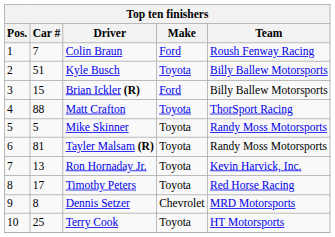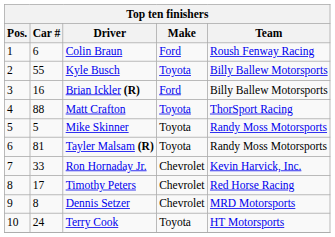(36, 52) 7 -> (36, 52) 6
(38, 71) 51 -> (38, 71) 55
(38, 90) 15 -> (38, 90) 16
(38, 166) 13 -> (38, 166) 33
(175, 166) Toyota -> (182, 166) Chevrolet
(175, 185) Toyota -> (182, 185) Chevrolet
(38, 223) 25 -> (38, 223) 24
